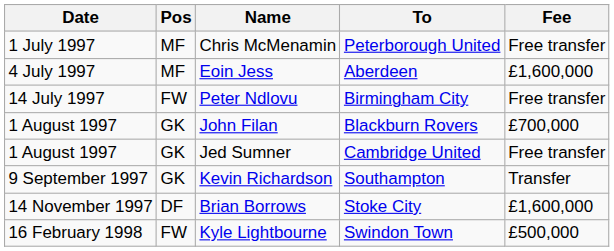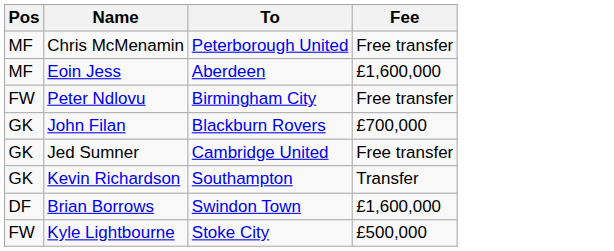- column: (81, 17)
(383, 206) Stoke City -> (246, 206) Swindon Town
(398, 233) Swindon Town -> (230, 233) Stoke City
